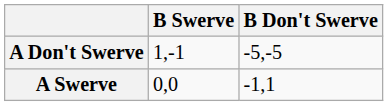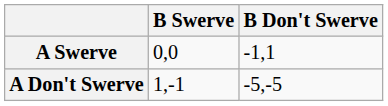rows swapped: (76, 84) <-> (76, 52)
